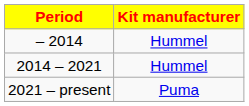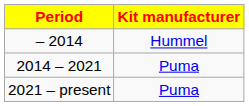(179, 65) Hummel -> (179, 65) Puma
